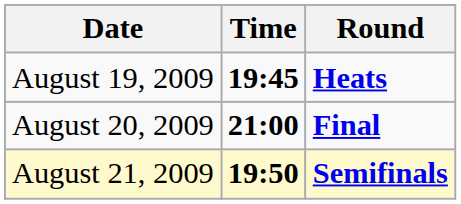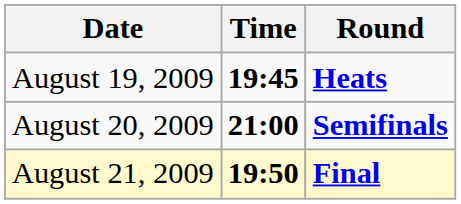(347, 125) Final -> (380, 125) Semifinals
(380, 173) Semifinals -> (347, 173) Final
